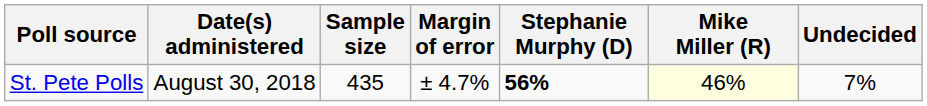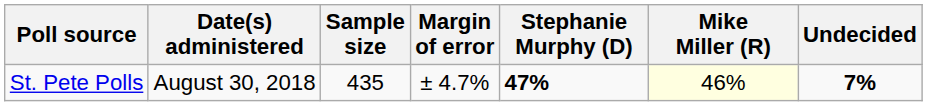(527, 82) 56% -> (527, 82) 47%
(860, 82) normal -> (860, 82) bold
